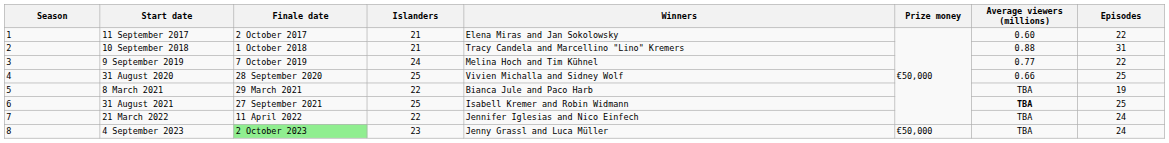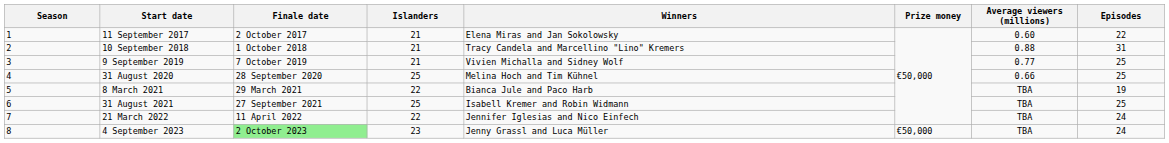(415, 62) 24 -> (415, 62) 21
(532, 62) Melina Hoch and Tim Kühnel -> (545, 62) Vivien Michalla and Sidney Wolf
(1121, 62) 22 -> (1121, 62) 25
(545, 76) Vivien Michalla and Sidney Wolf -> (532, 76) Melina Hoch and Tim Kühnel
(1025, 104) bold -> (1025, 104) normal
